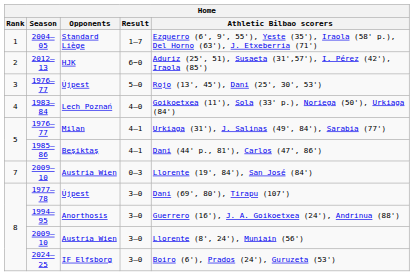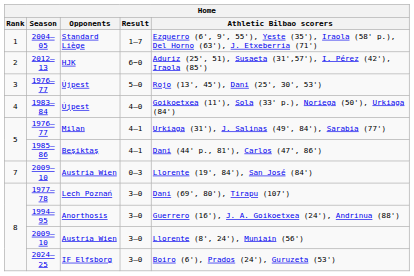(87, 106) Lech Poznań -> (76, 106) Újpest
(76, 194) Újpest -> (87, 194) Lech Poznań
